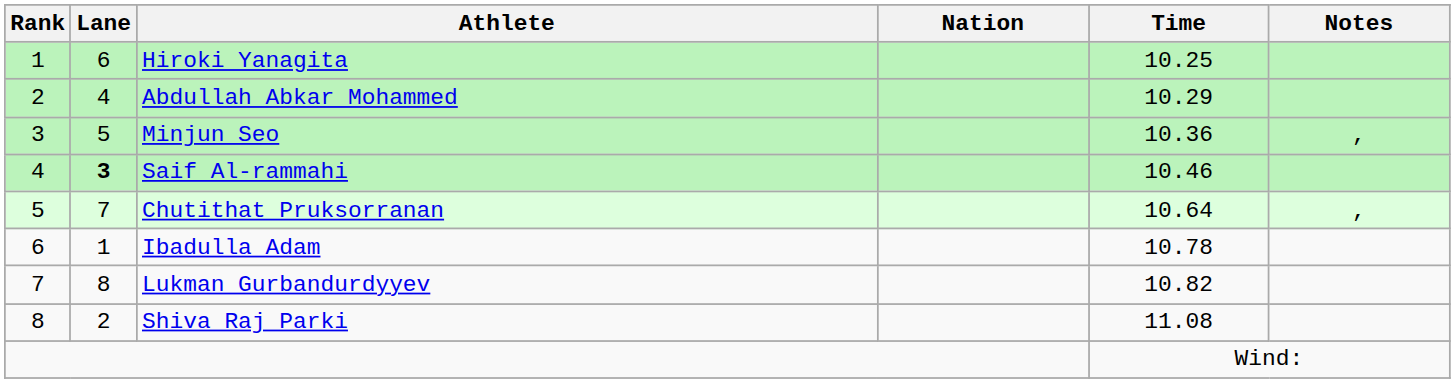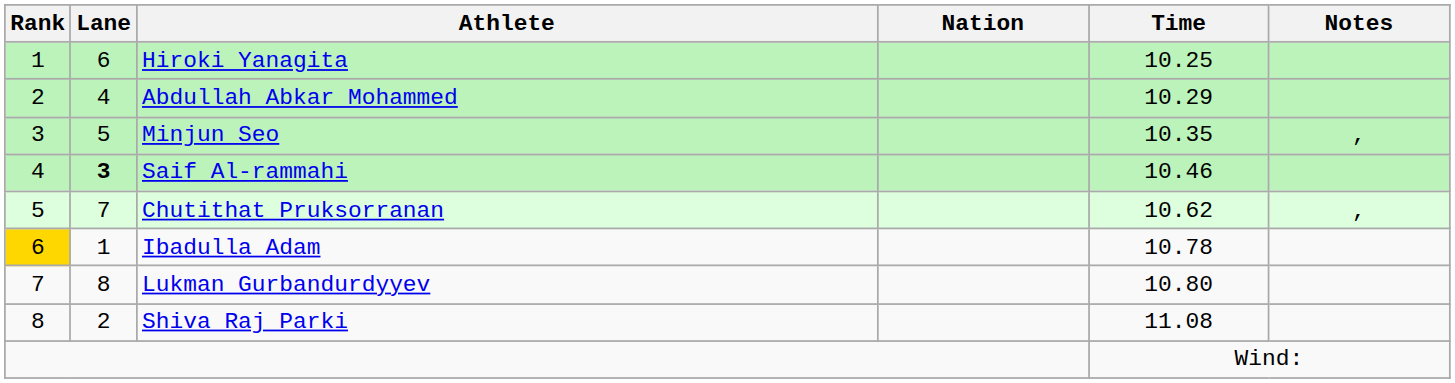(1179, 135) 10.36 -> (1179, 135) 10.35
(1179, 210) 10.64 -> (1179, 210) 10.62
(38, 247) no background -> (38, 247) gold background
(1179, 285) 10.82 -> (1179, 285) 10.80
